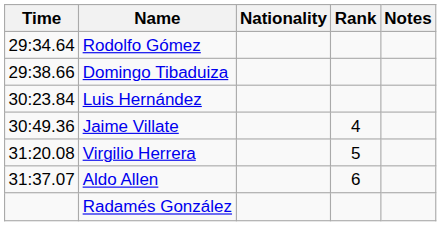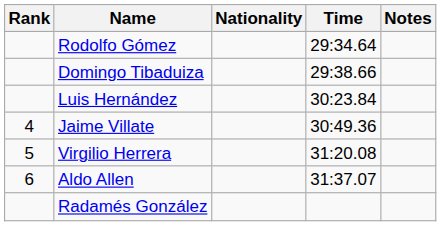columns swapped: (356, 18) <-> (42, 18)
